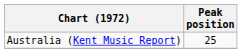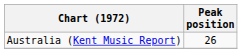(210, 40) 25 -> (210, 40) 26
